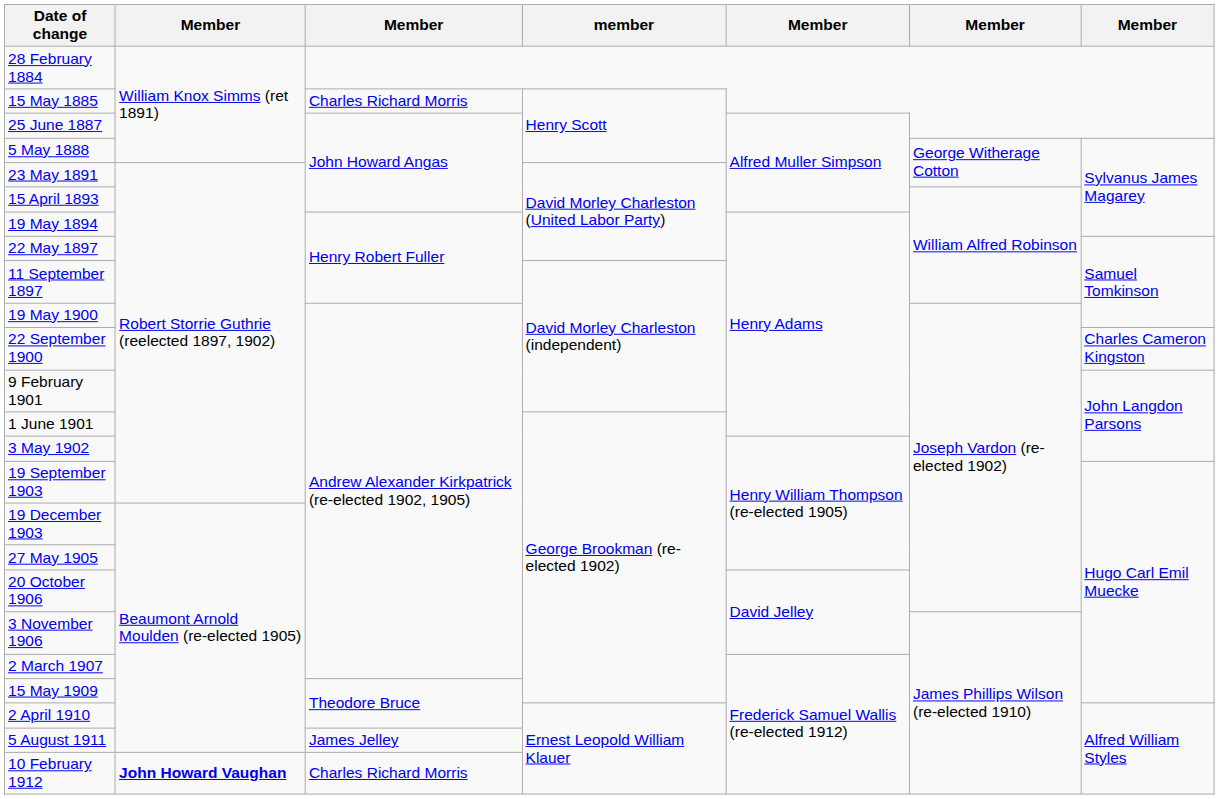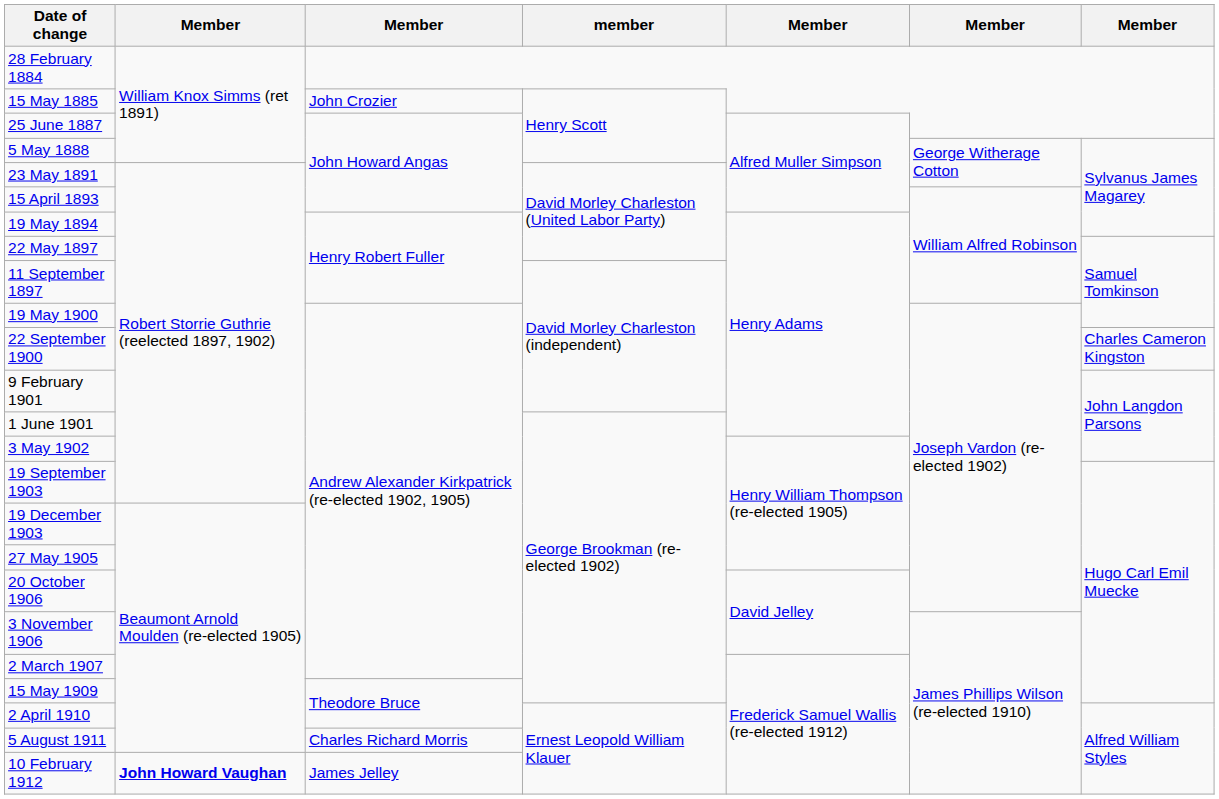(388, 100) Charles Richard Morris -> (353, 100) John Crozier
(354, 740) James Jelley -> (388, 740) Charles Richard Morris
(388, 773) Charles Richard Morris -> (354, 773) James Jelley
